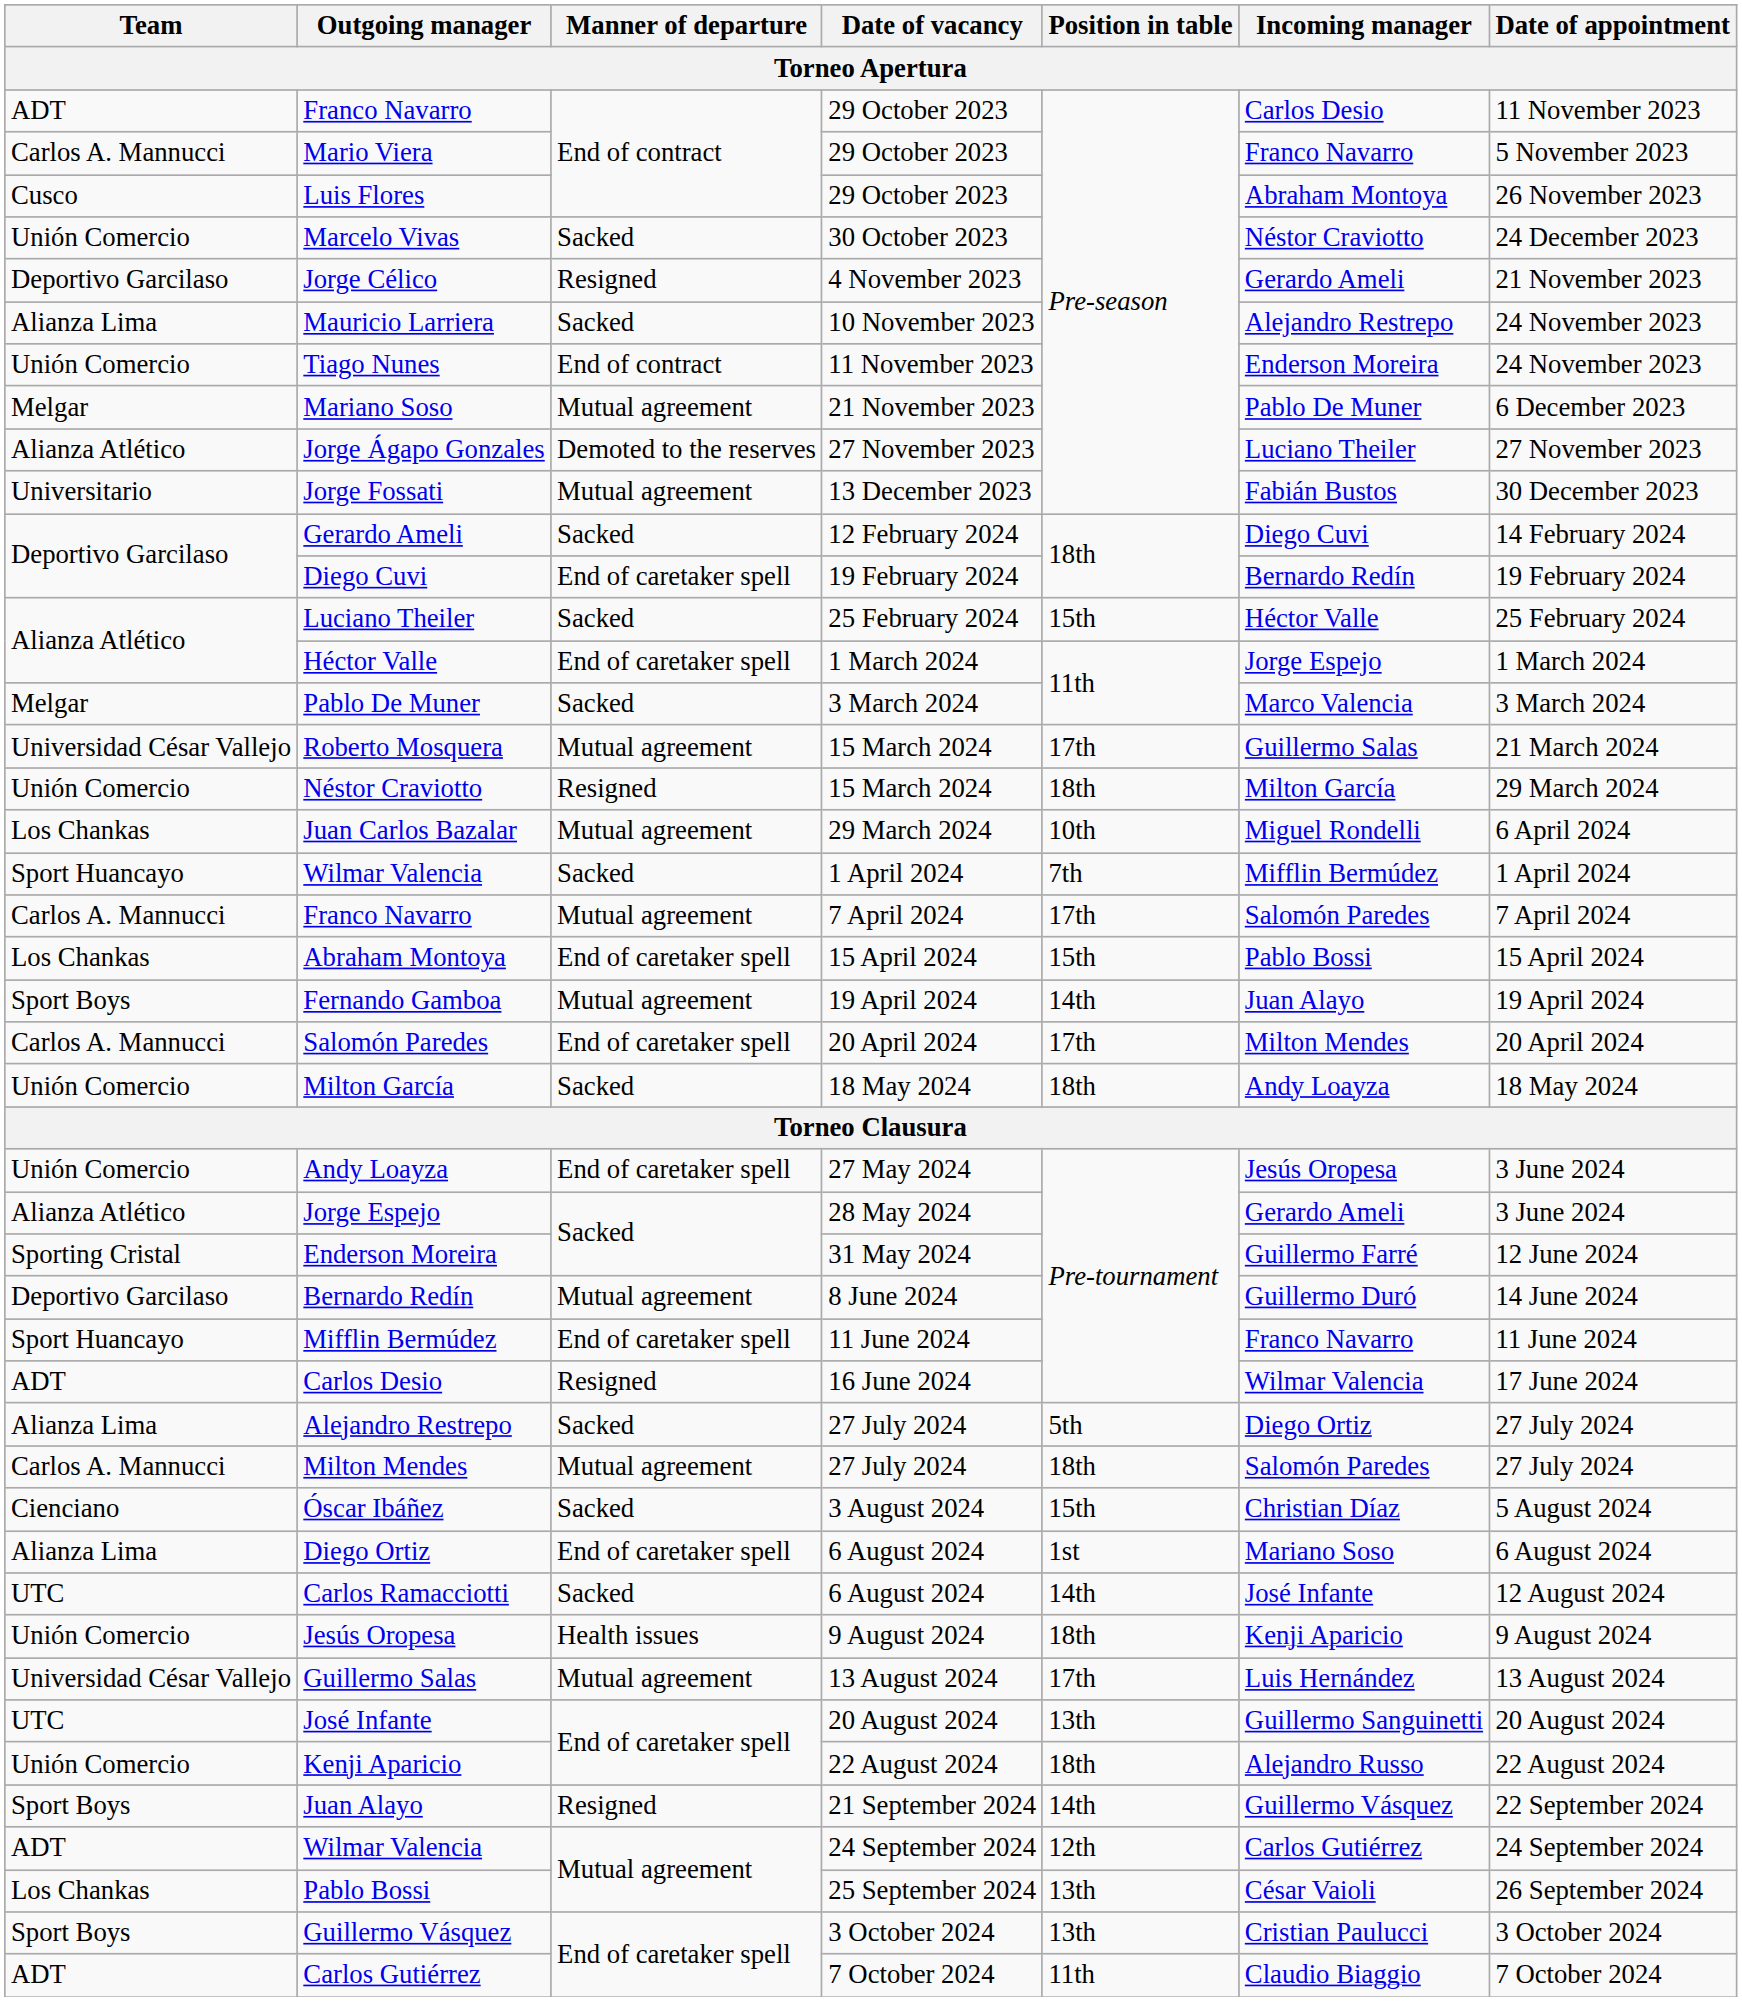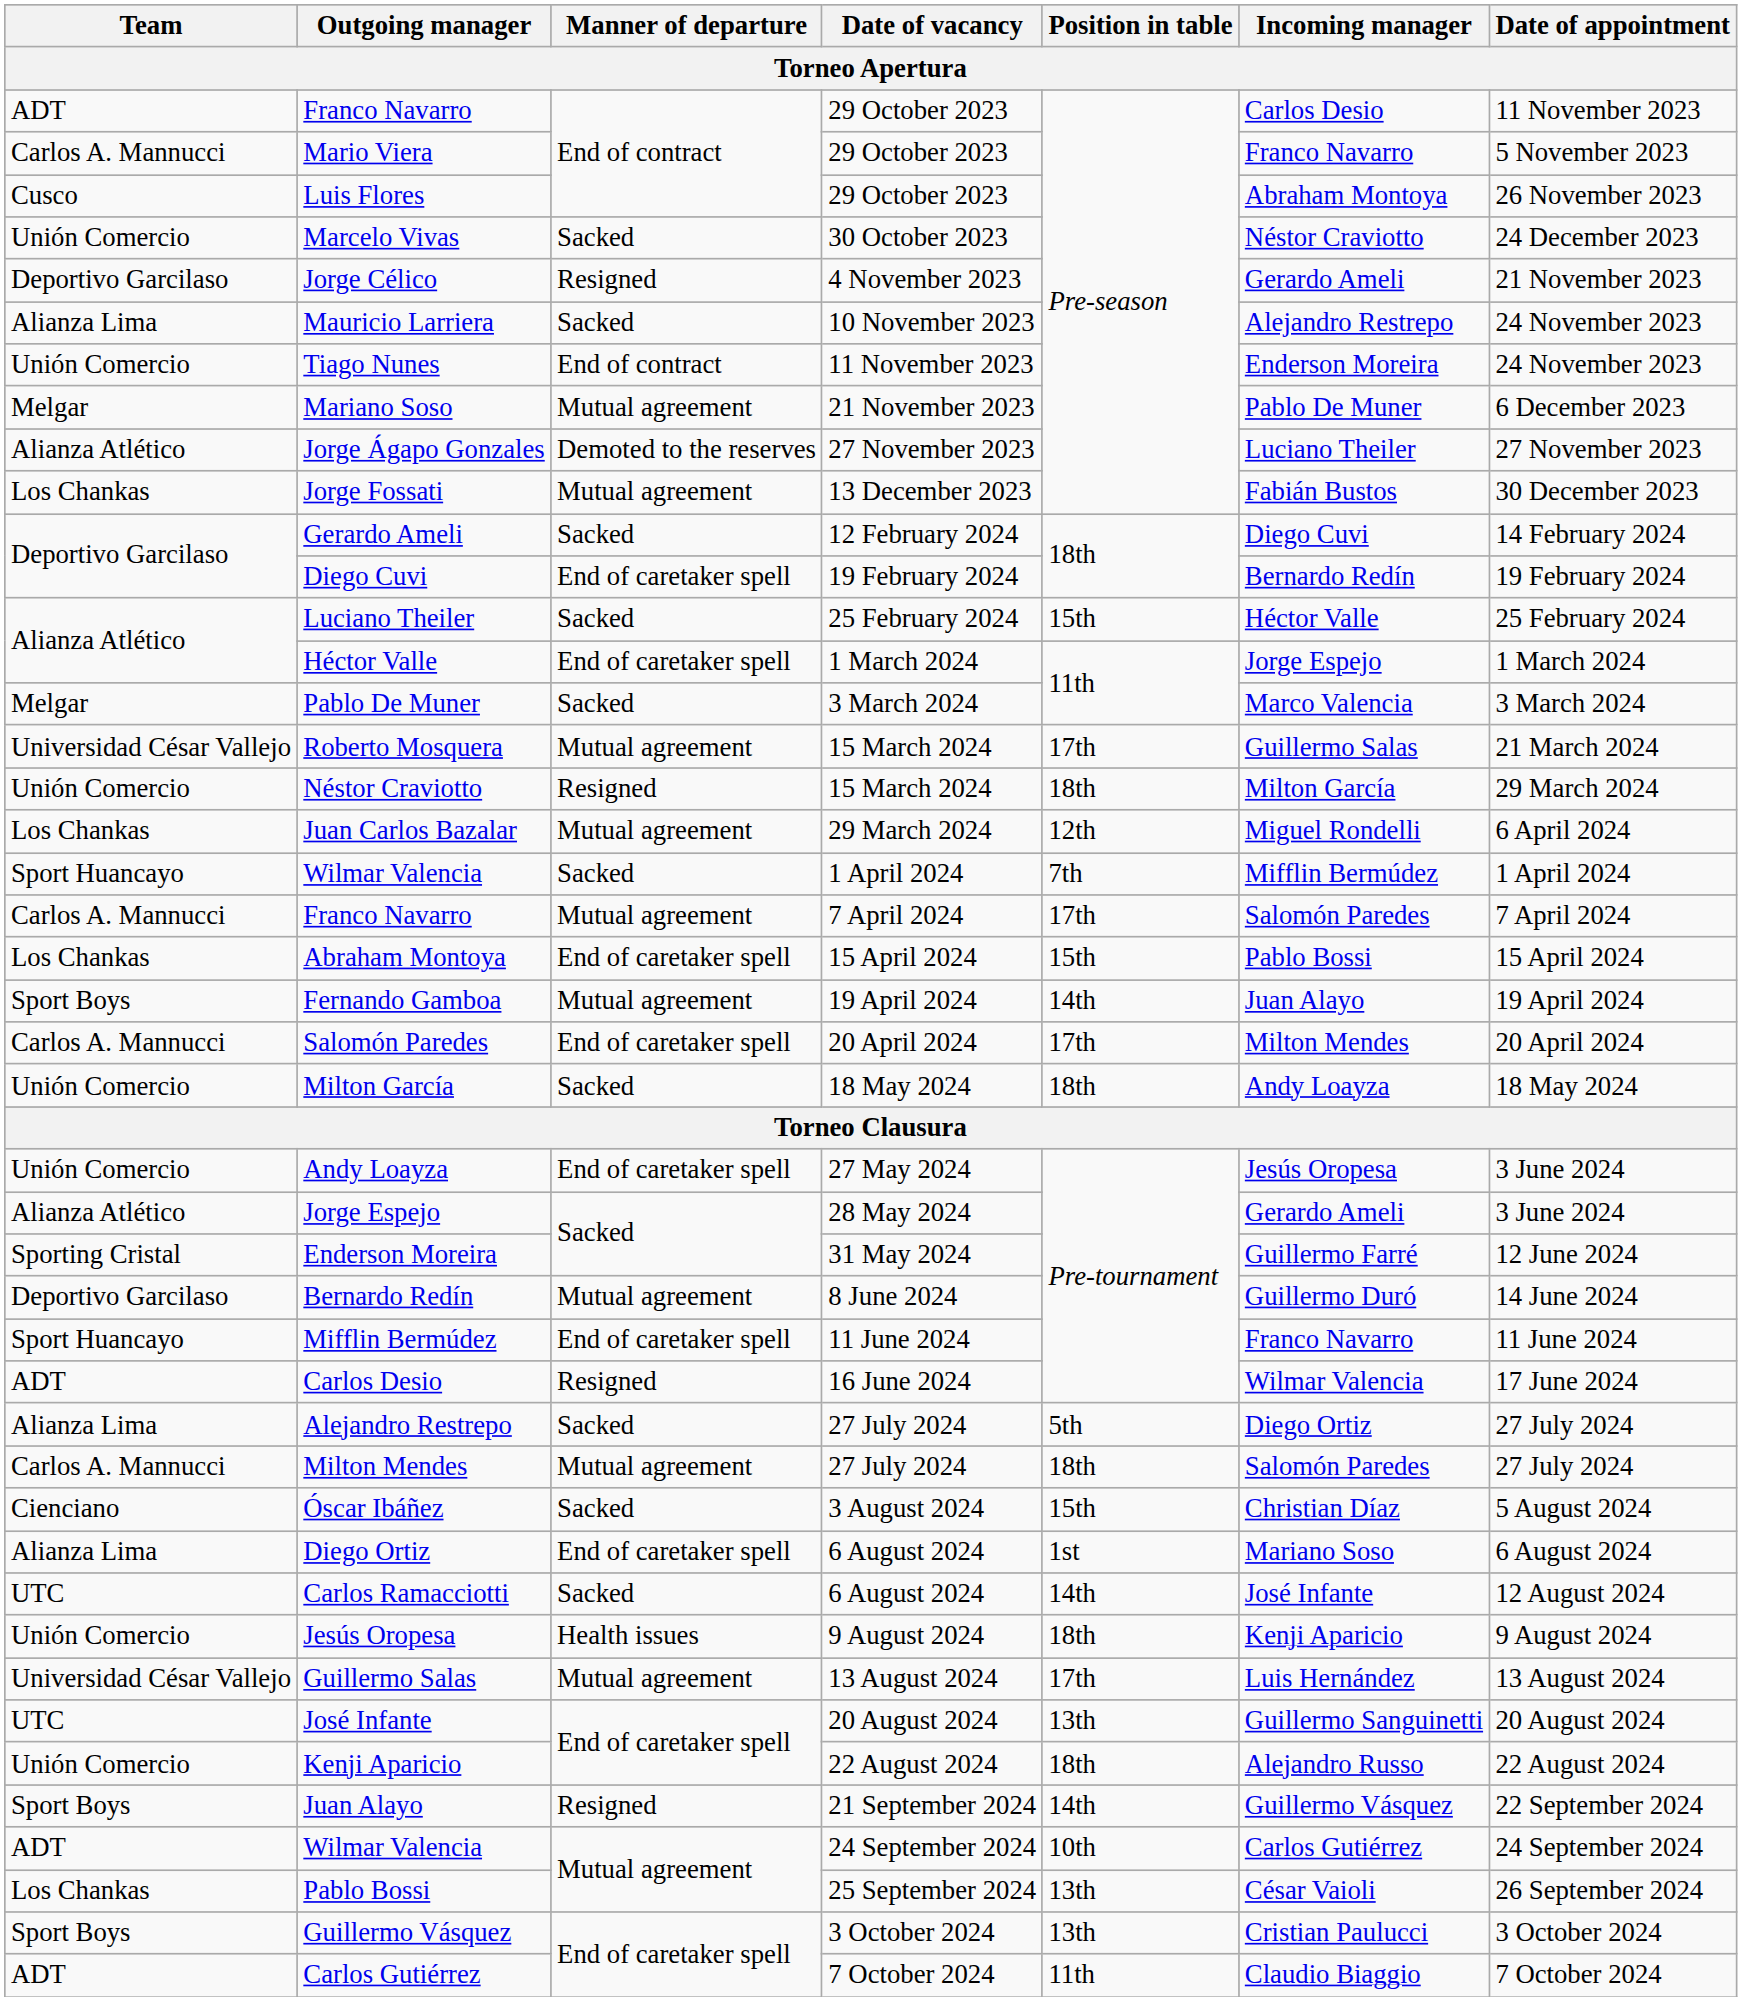(81, 491) Universitario -> (80, 491) Los Chankas
(1072, 830) 10th -> (1072, 830) 12th
(1072, 1847) 12th -> (1072, 1847) 10th
